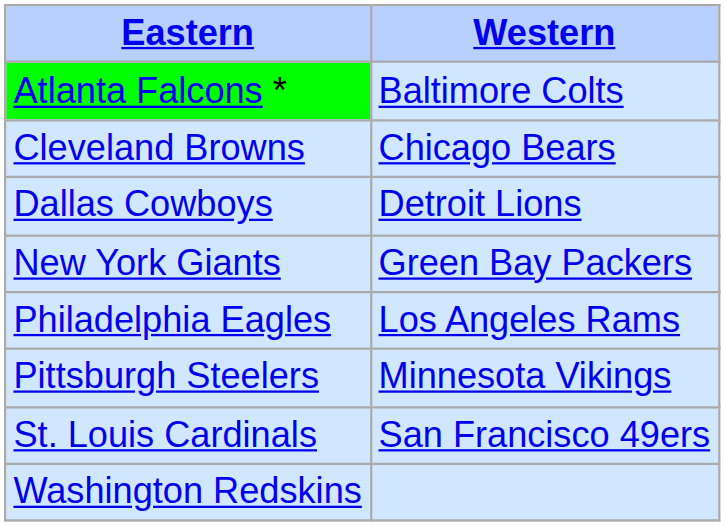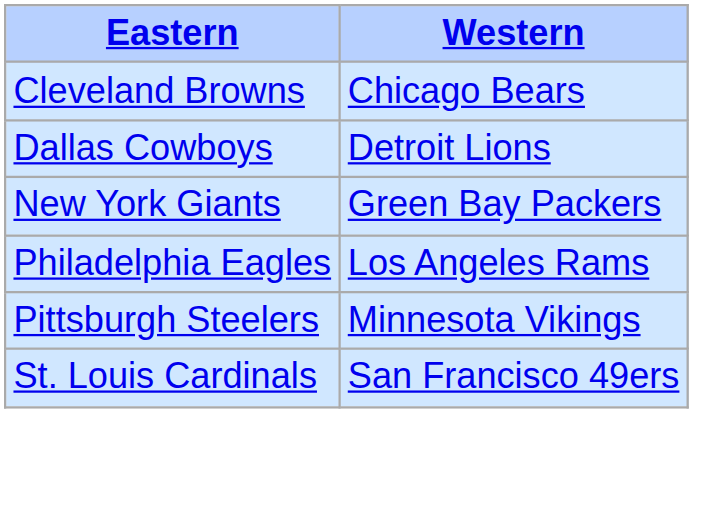- row: (150, 90)
- row: (188, 491)
